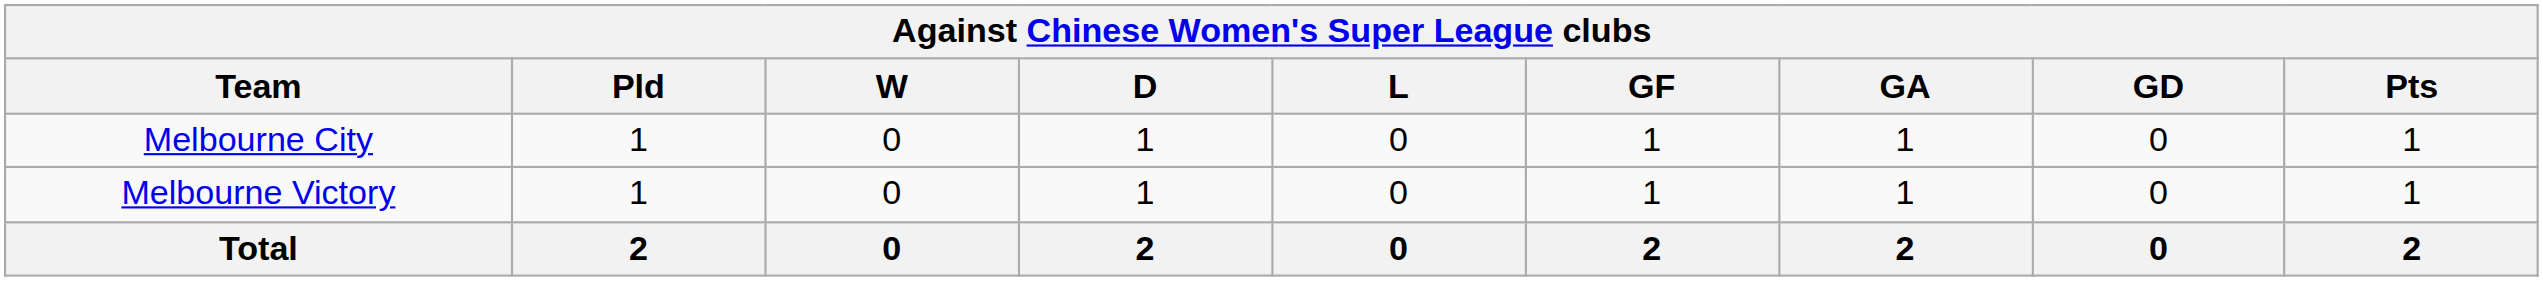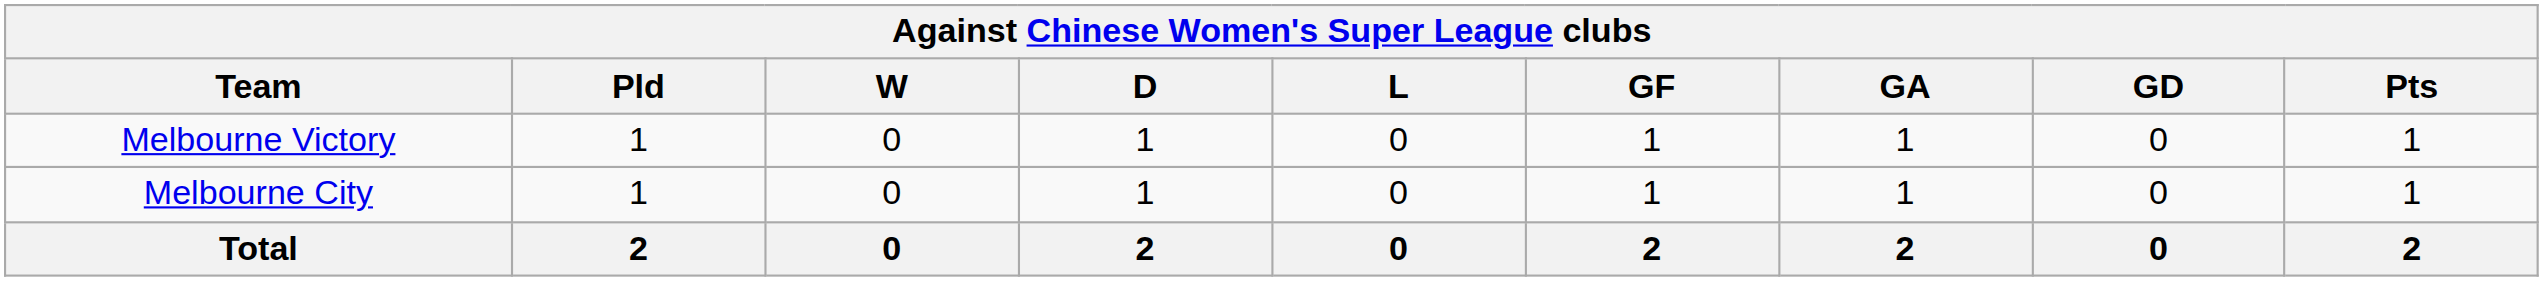rows swapped: (258, 139) <-> (258, 193)
